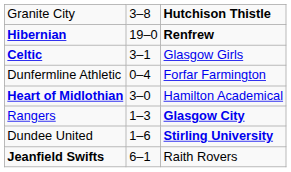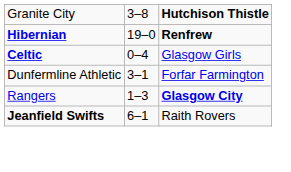(140, 55) 3–1 -> (138, 55) 0–4
(140, 75) 0–4 -> (138, 75) 3–1
- row: (65, 95)
- row: (50, 136)
